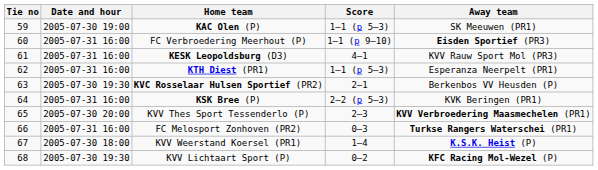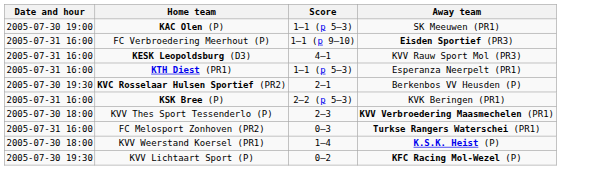- column: (23, 12)
(86, 114) 2005-07-30 20:00 -> (50, 114) 2005-07-30 18:00
